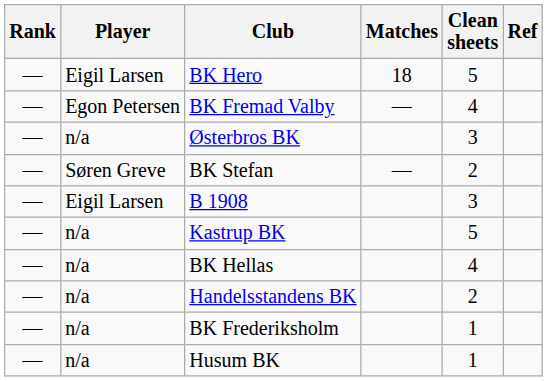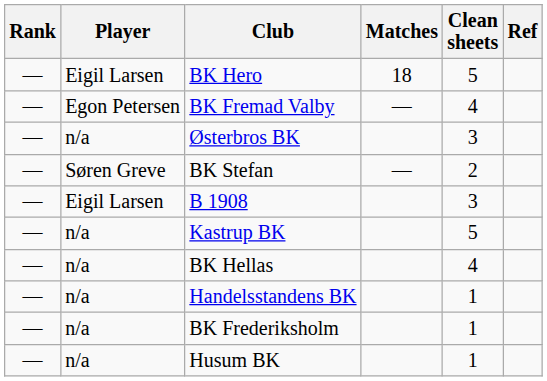(473, 296) 2 -> (473, 296) 1
